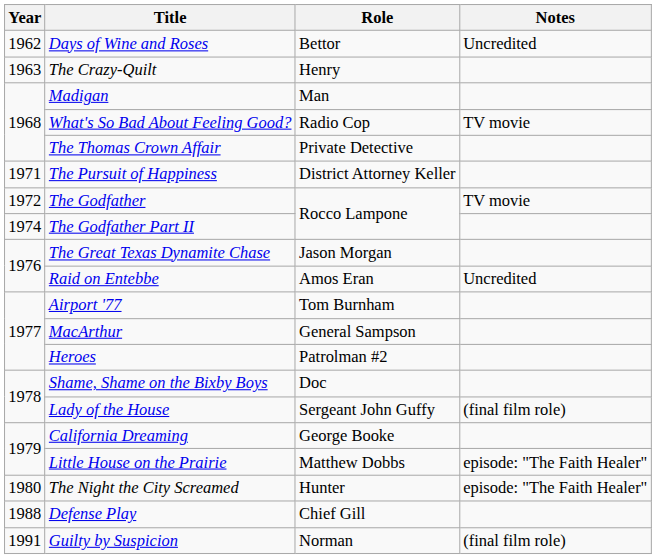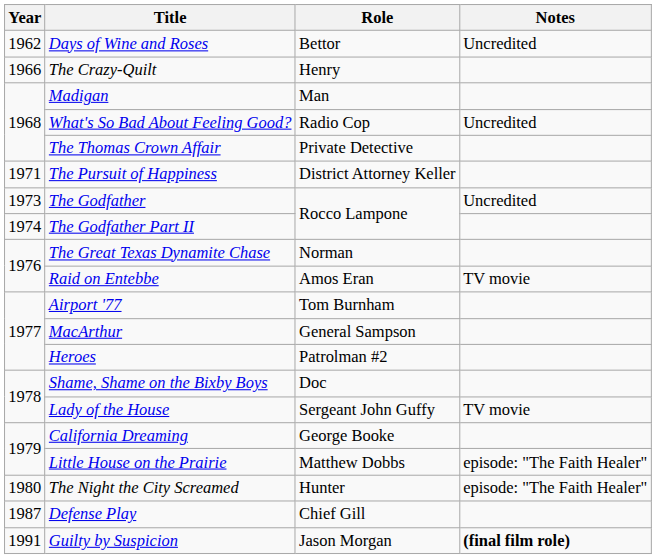(25, 69) 1963 -> (25, 69) 1966
(497, 122) TV movie -> (500, 122) Uncredited
(25, 200) 1972 -> (25, 200) 1973
(497, 200) TV movie -> (500, 200) Uncredited
(345, 252) Jason Morgan -> (326, 252) Norman
(500, 278) Uncredited -> (497, 278) TV movie
(514, 409) (final film role) -> (497, 409) TV movie
(25, 514) 1988 -> (25, 514) 1987
(326, 540) Norman -> (345, 540) Jason Morgan
(514, 540) normal -> (517, 540) bold
